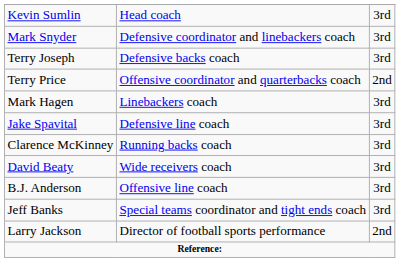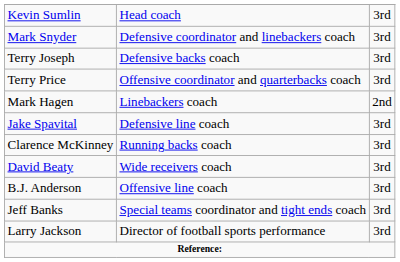(382, 80) 2nd -> (382, 80) 3rd
(382, 102) 3rd -> (382, 102) 2nd
(382, 231) 2nd -> (382, 231) 3rd
